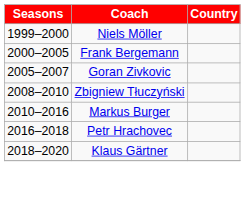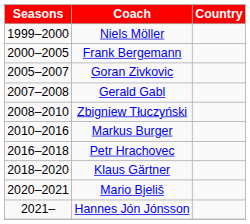+ row: (132, 92)
+ row: (132, 190)
+ row: (132, 209)
